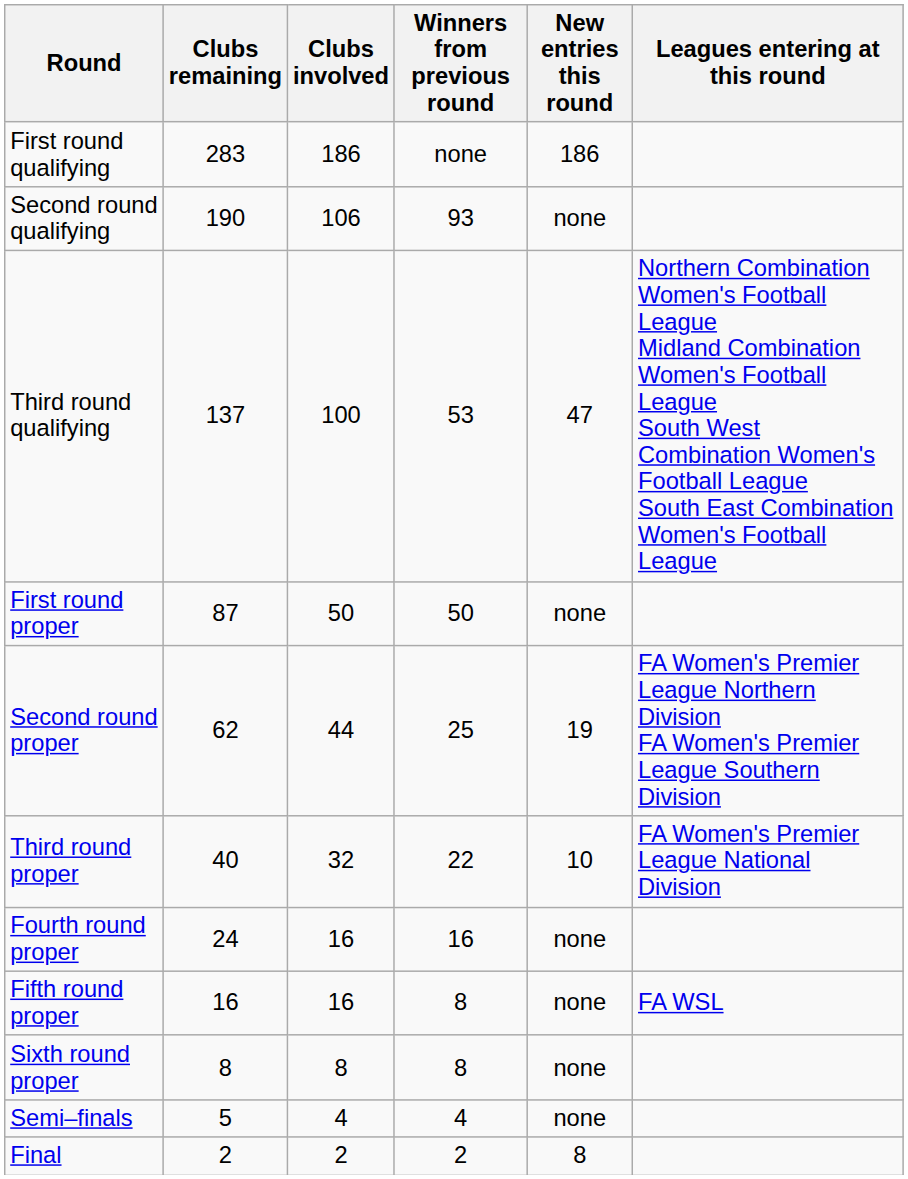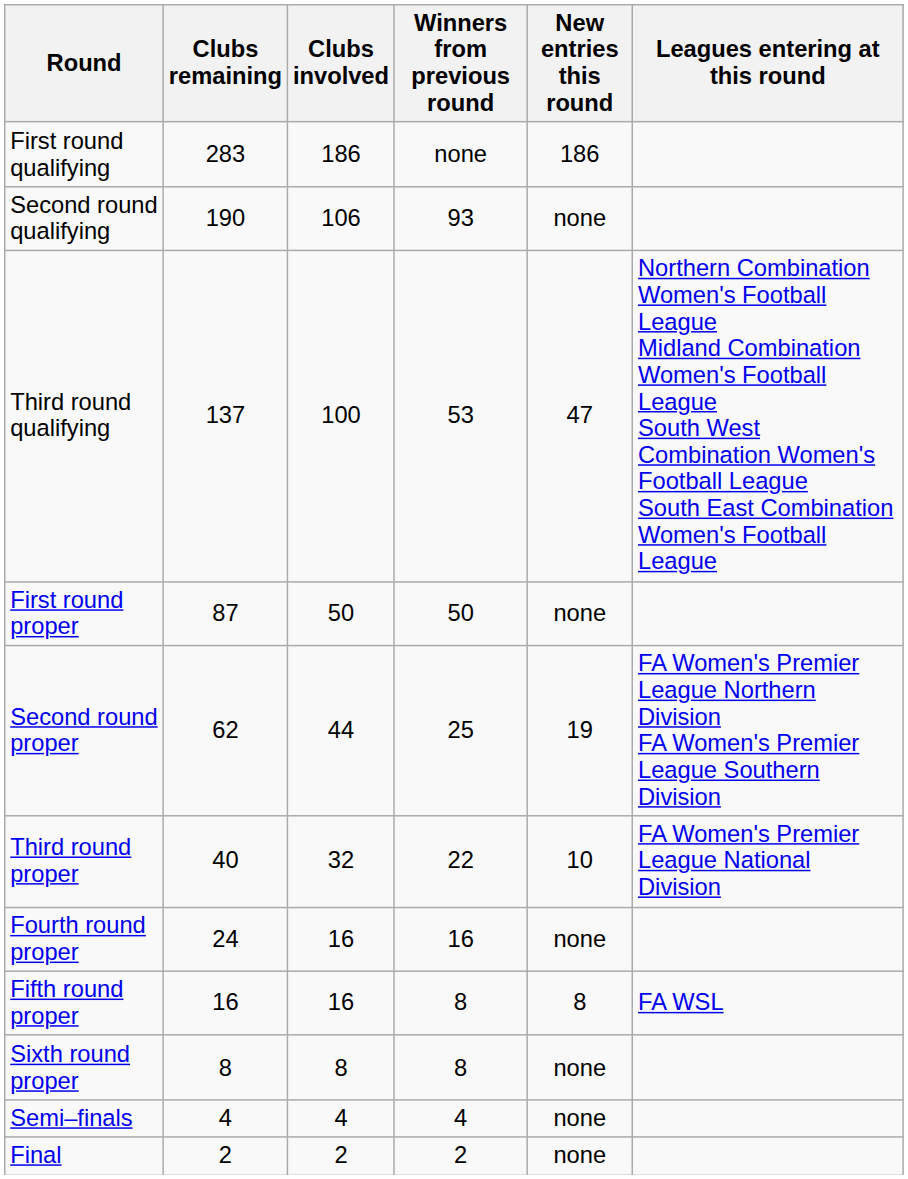(580, 1003) none -> (580, 1003) 8
(225, 1118) 5 -> (225, 1118) 4
(580, 1155) 8 -> (580, 1155) none
